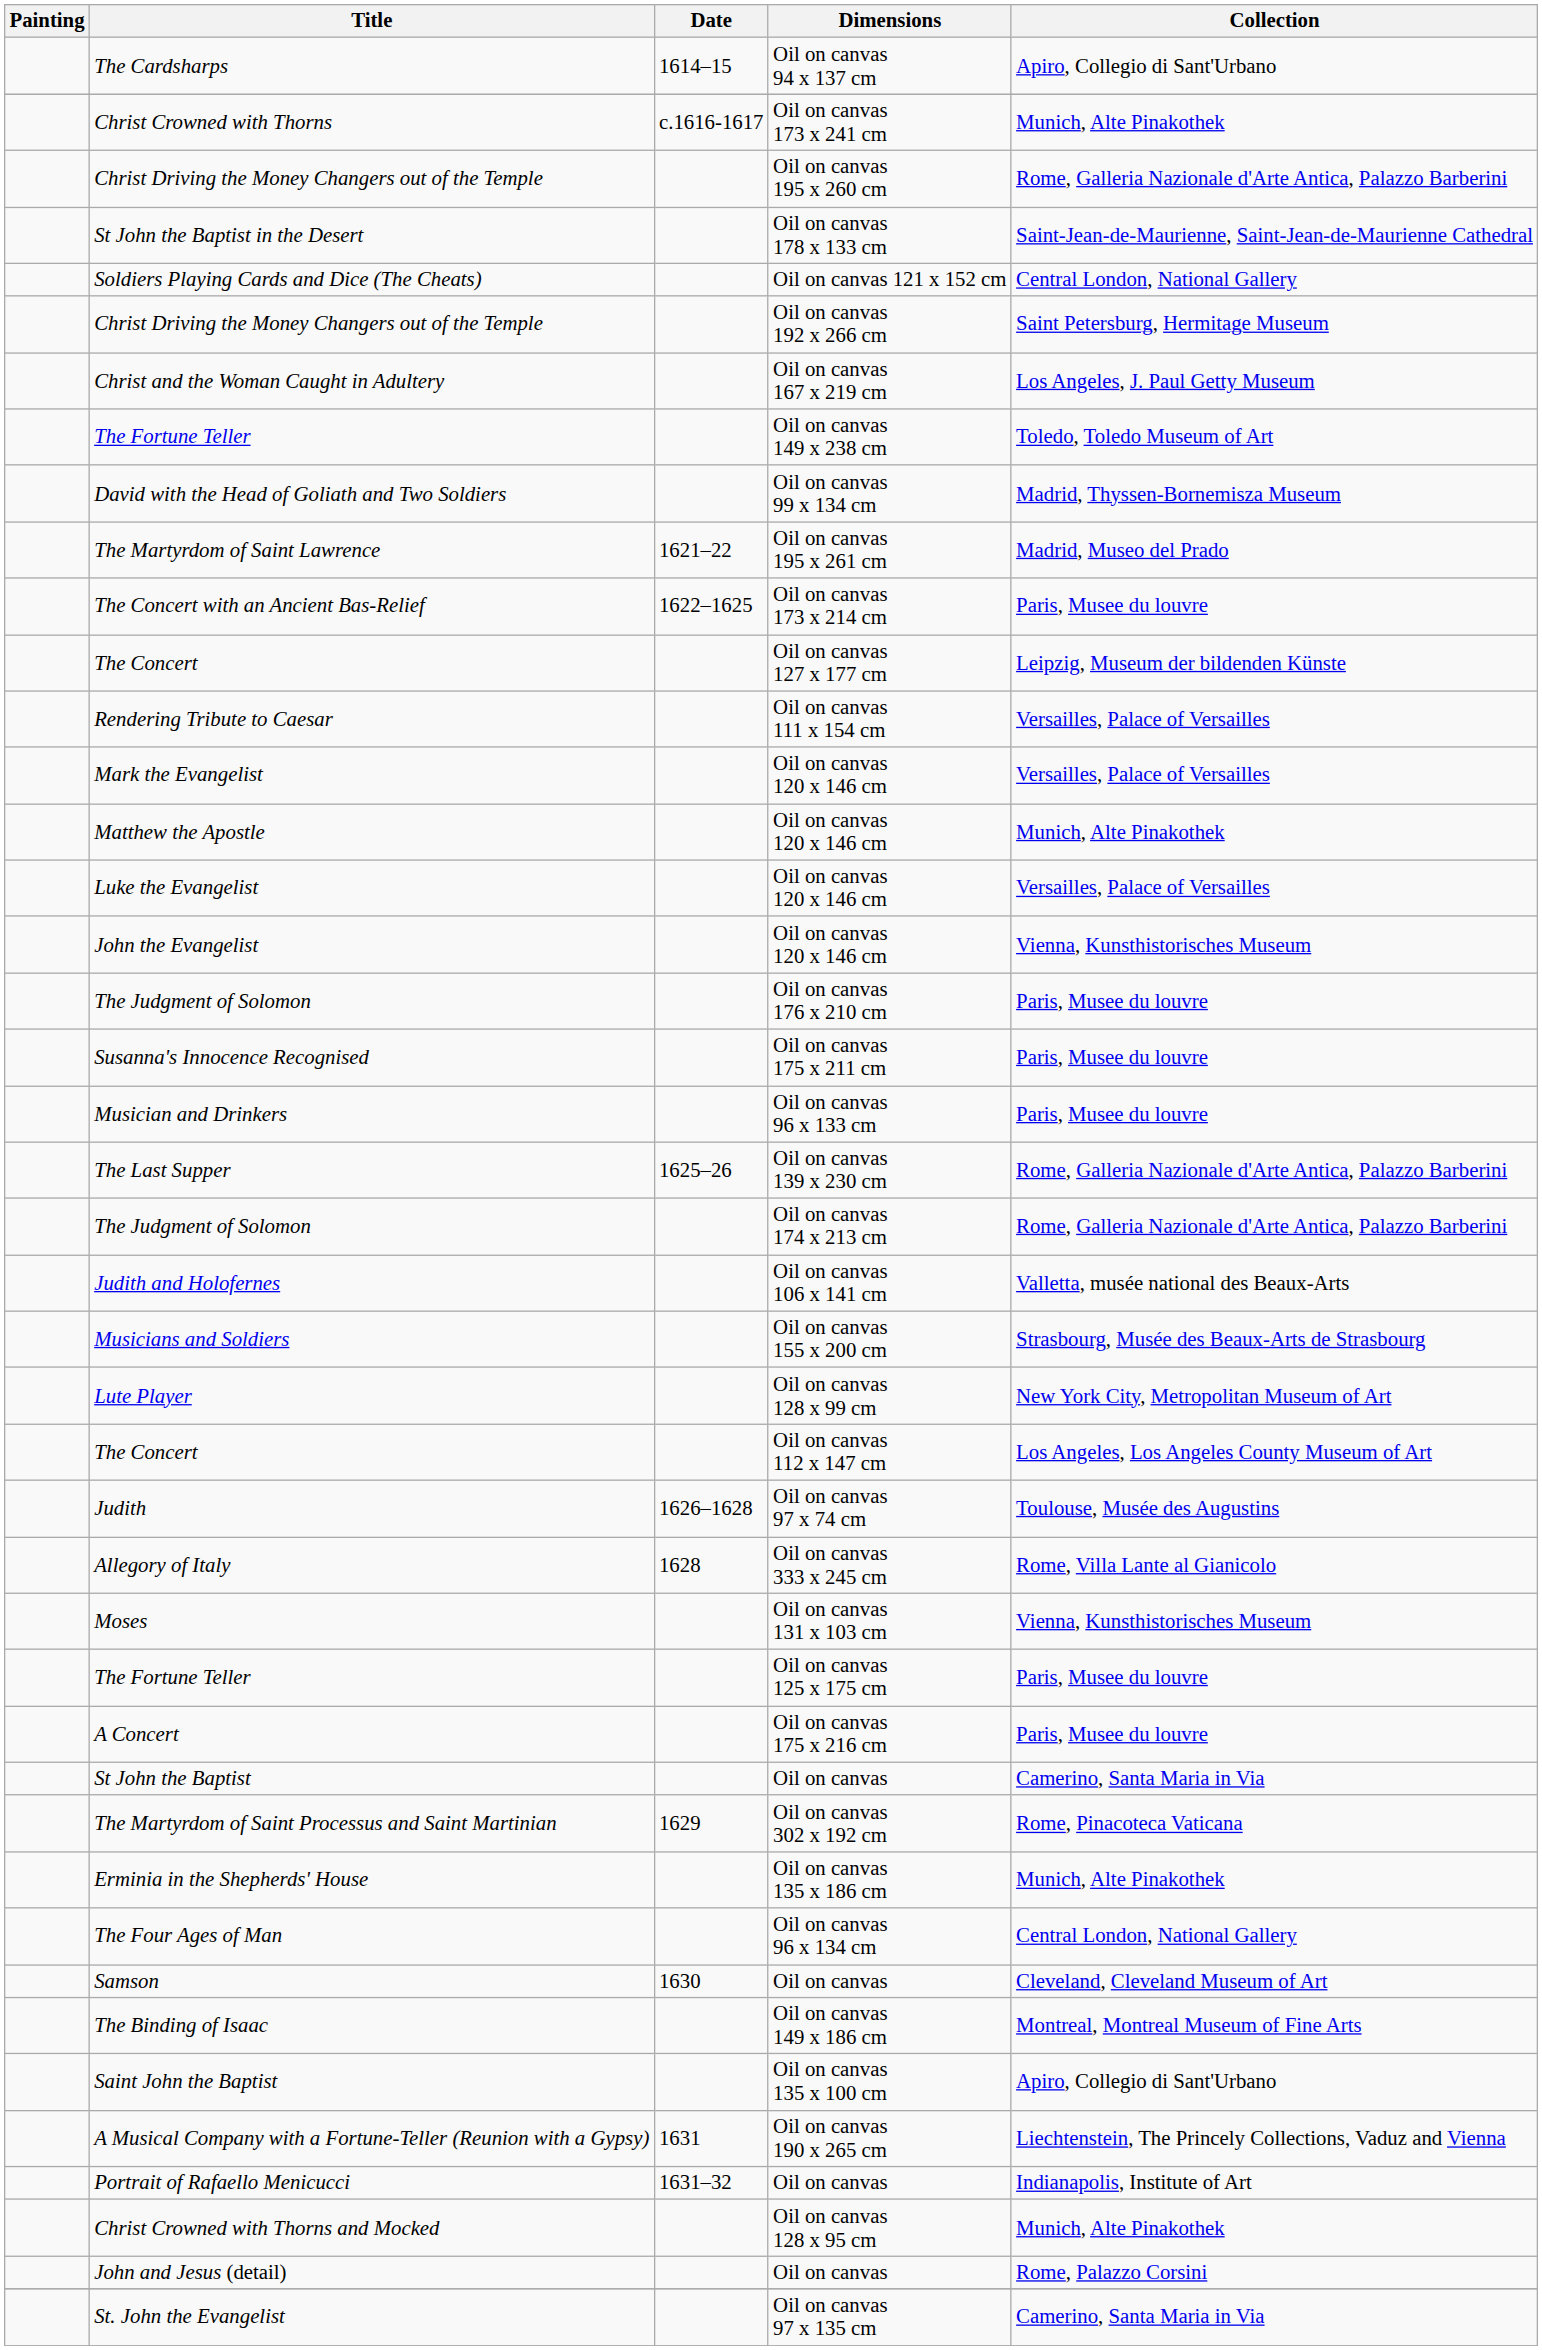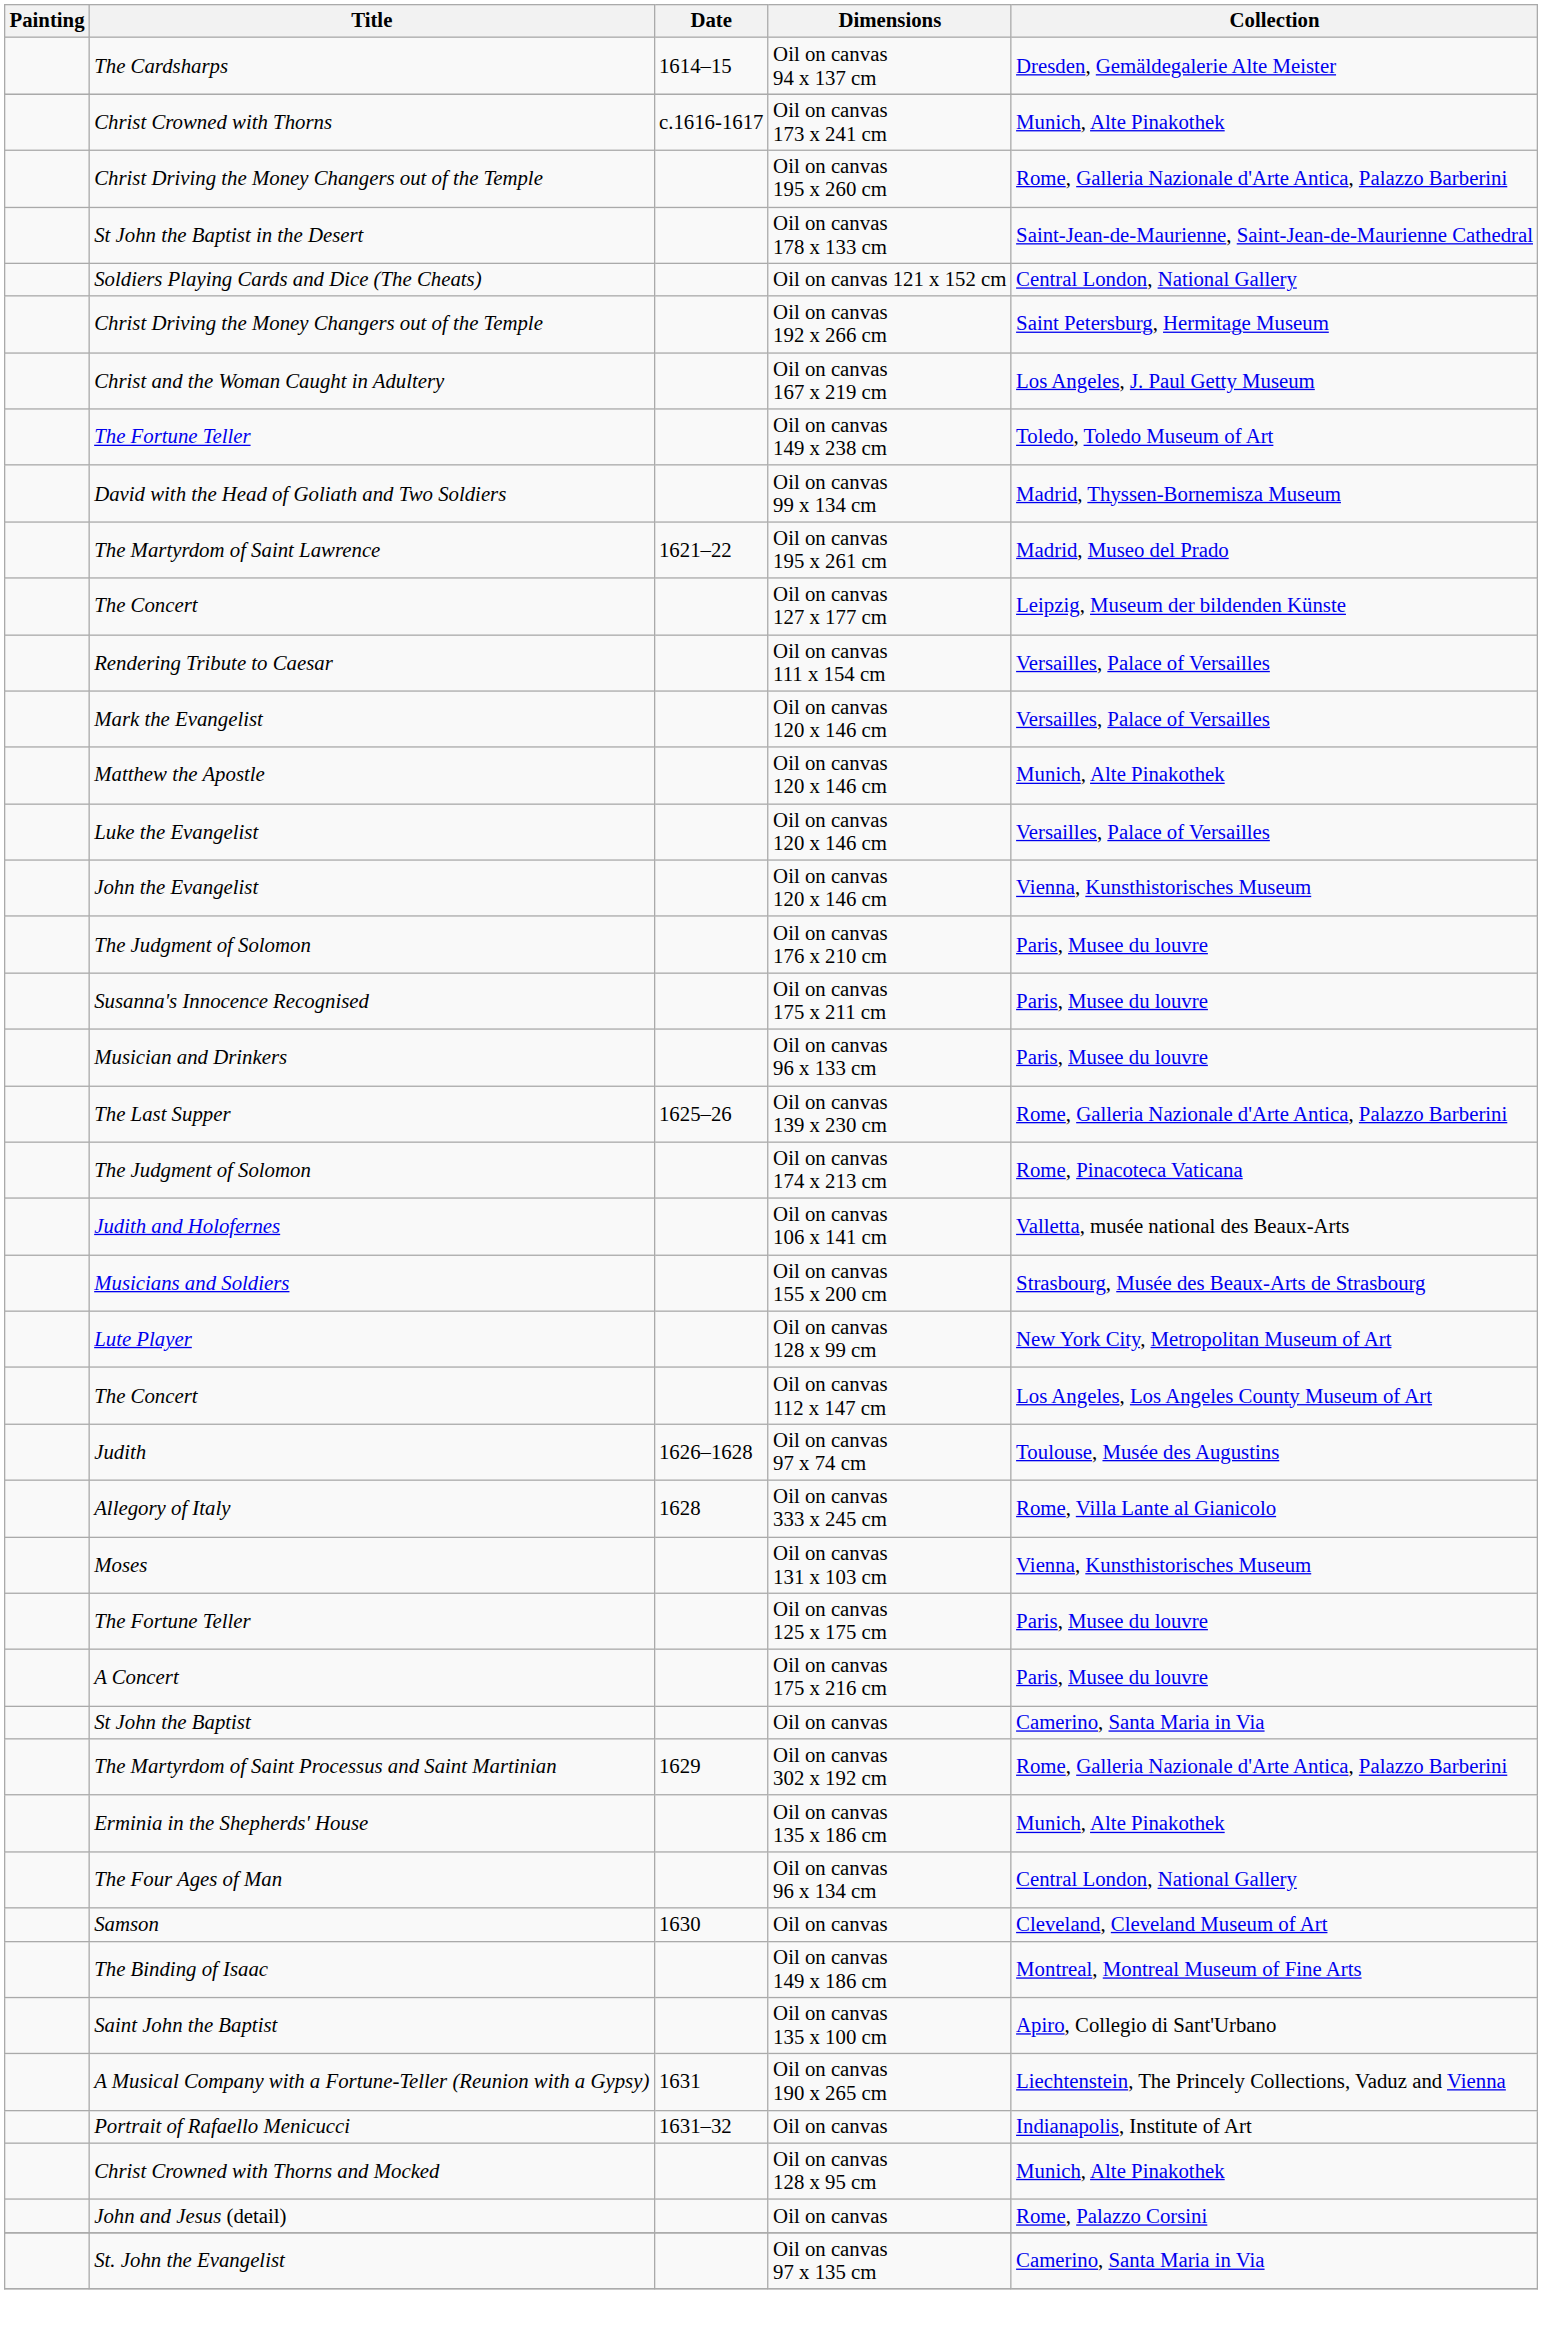(1146, 65) Apiro, Collegio di Sant'Urbano -> (1176, 65) Dresden, Gemäldegalerie Alte Meister
- row: (259, 606)
(1262, 1226) Rome, Galleria Nazionale d'Arte Antica, Palazzo Barberini -> (1129, 1170) Rome, Pinacoteca Vaticana
(1129, 1823) Rome, Pinacoteca Vaticana -> (1262, 1766) Rome, Galleria Nazionale d'Arte Antica, Palazzo Barberini
